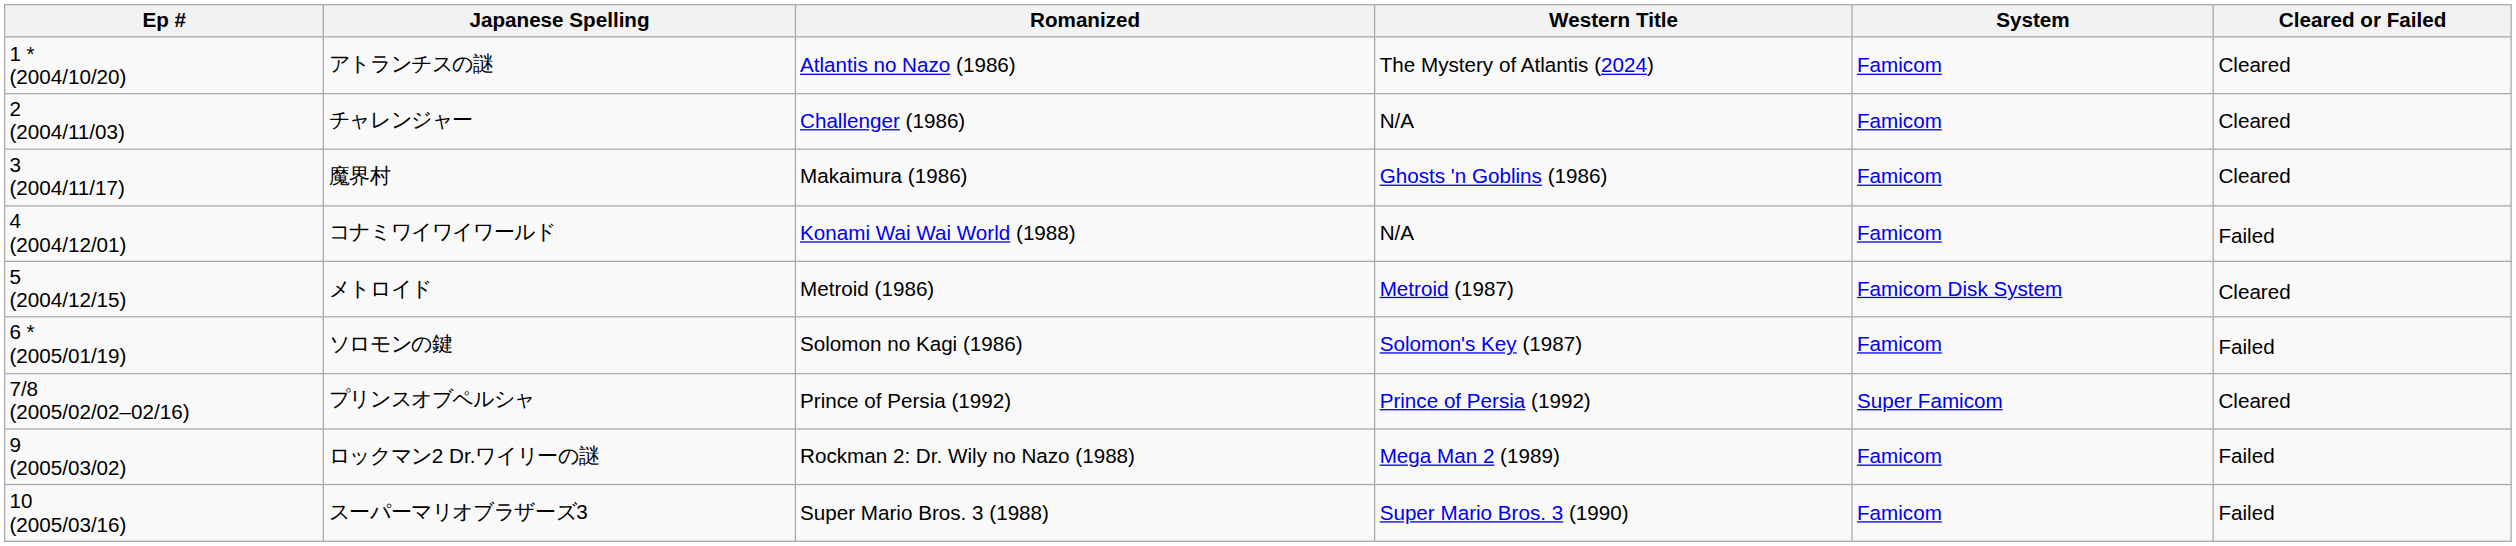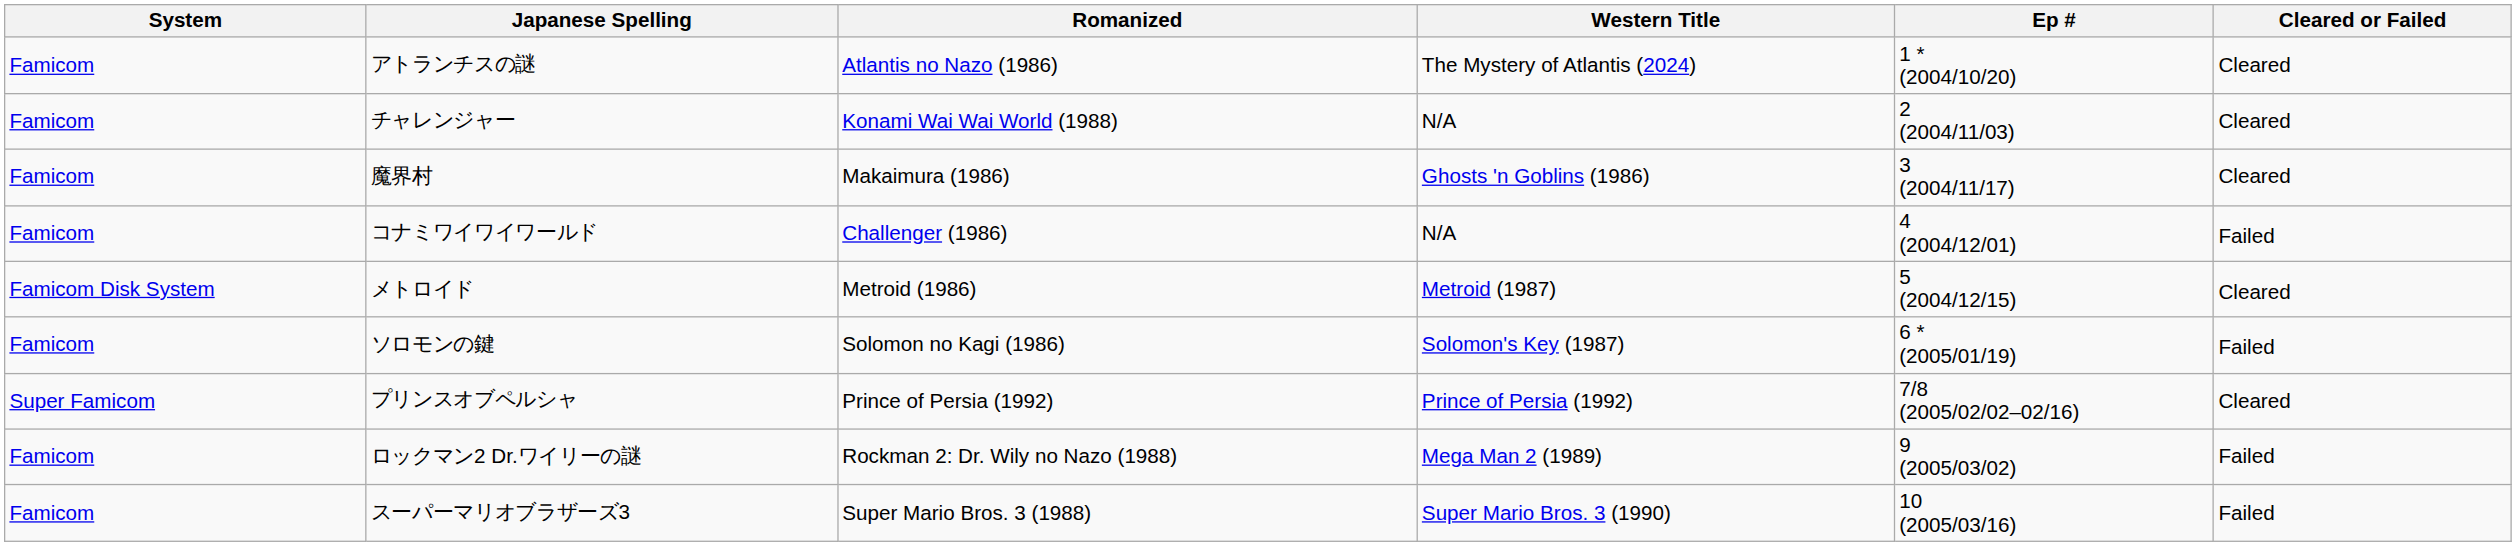columns swapped: (164, 20) <-> (2033, 20)
(883, 121) Challenger (1986) -> (980, 121) Konami Wai Wai World (1988)
(938, 233) Konami Wai Wai World (1988) -> (925, 233) Challenger (1986)
